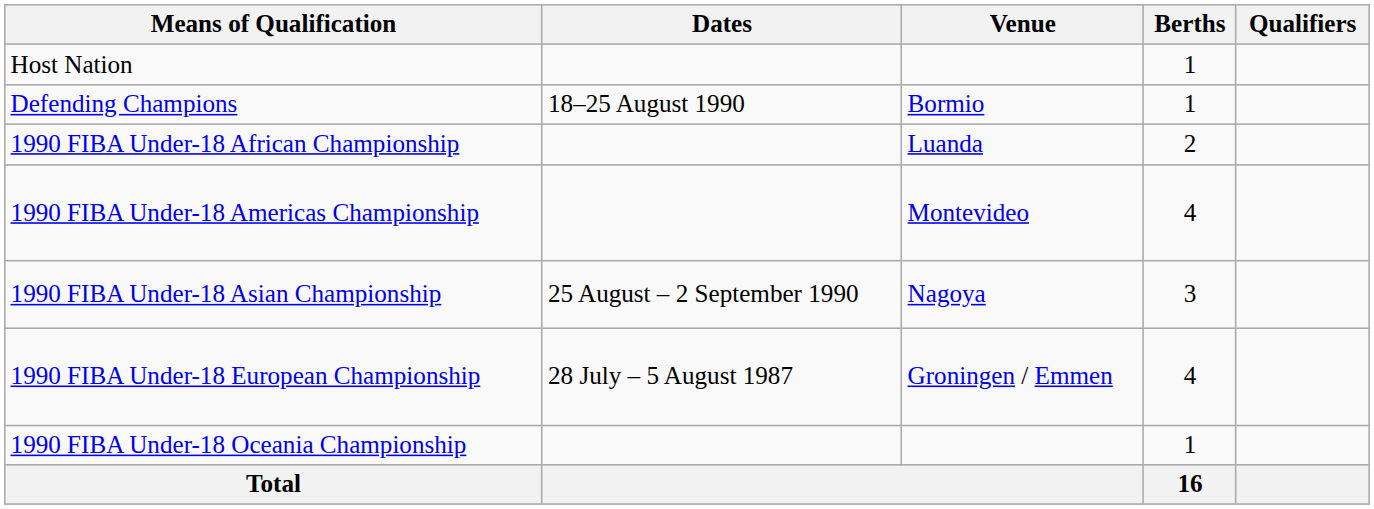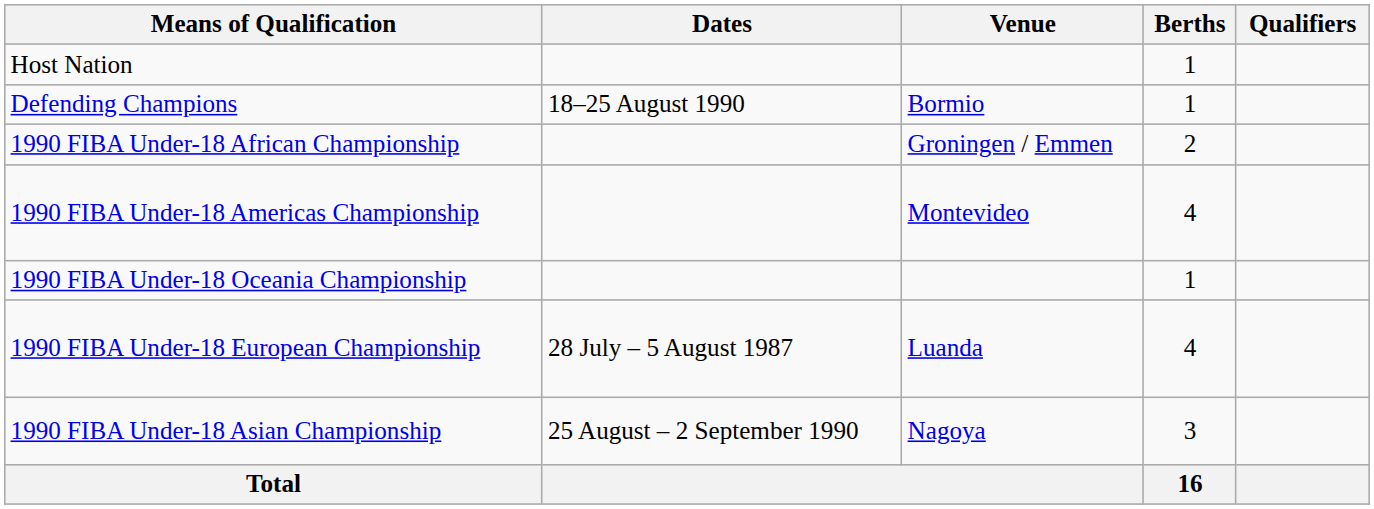(945, 143) Luanda -> (1010, 143) Groningen / Emmen
rows swapped: (226, 294) <-> (238, 444)
(1010, 376) Groningen / Emmen -> (945, 348) Luanda
